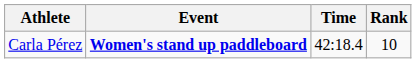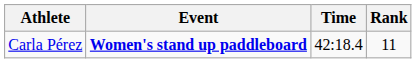(389, 44) 10 -> (389, 44) 11
